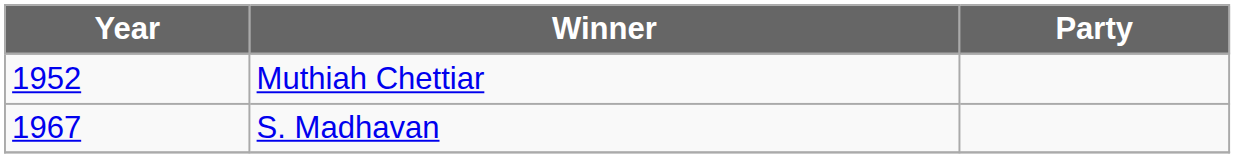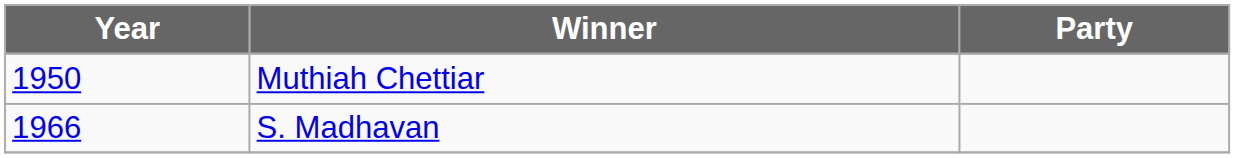(47, 78) 1952 -> (47, 78) 1950
(47, 127) 1967 -> (47, 127) 1966
